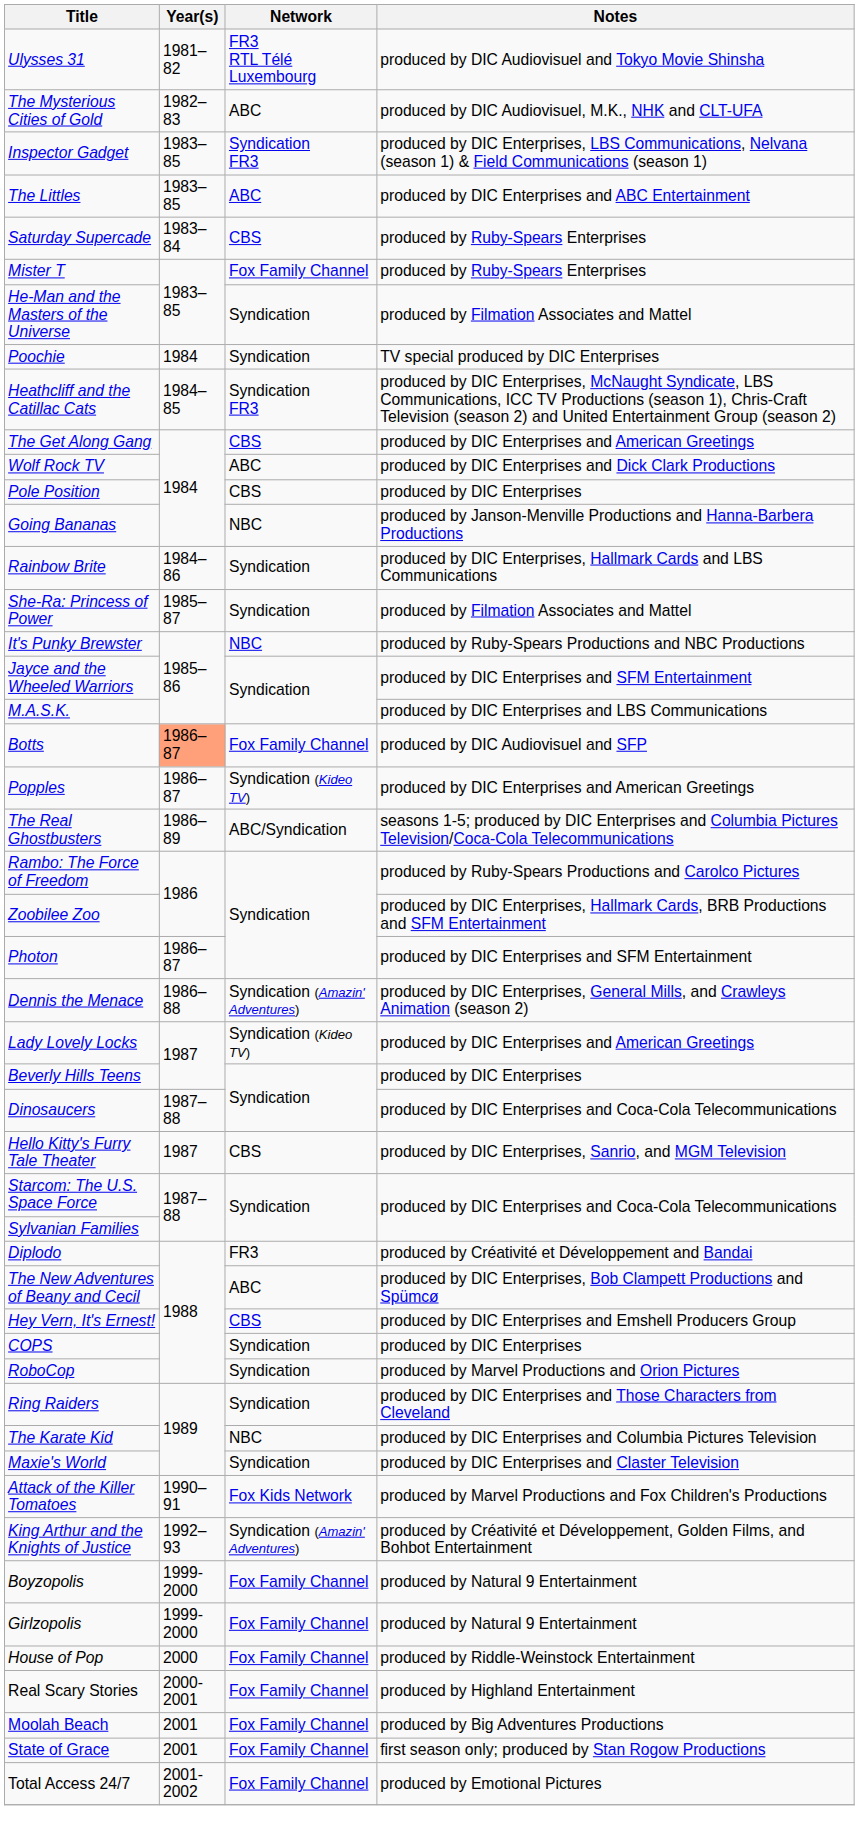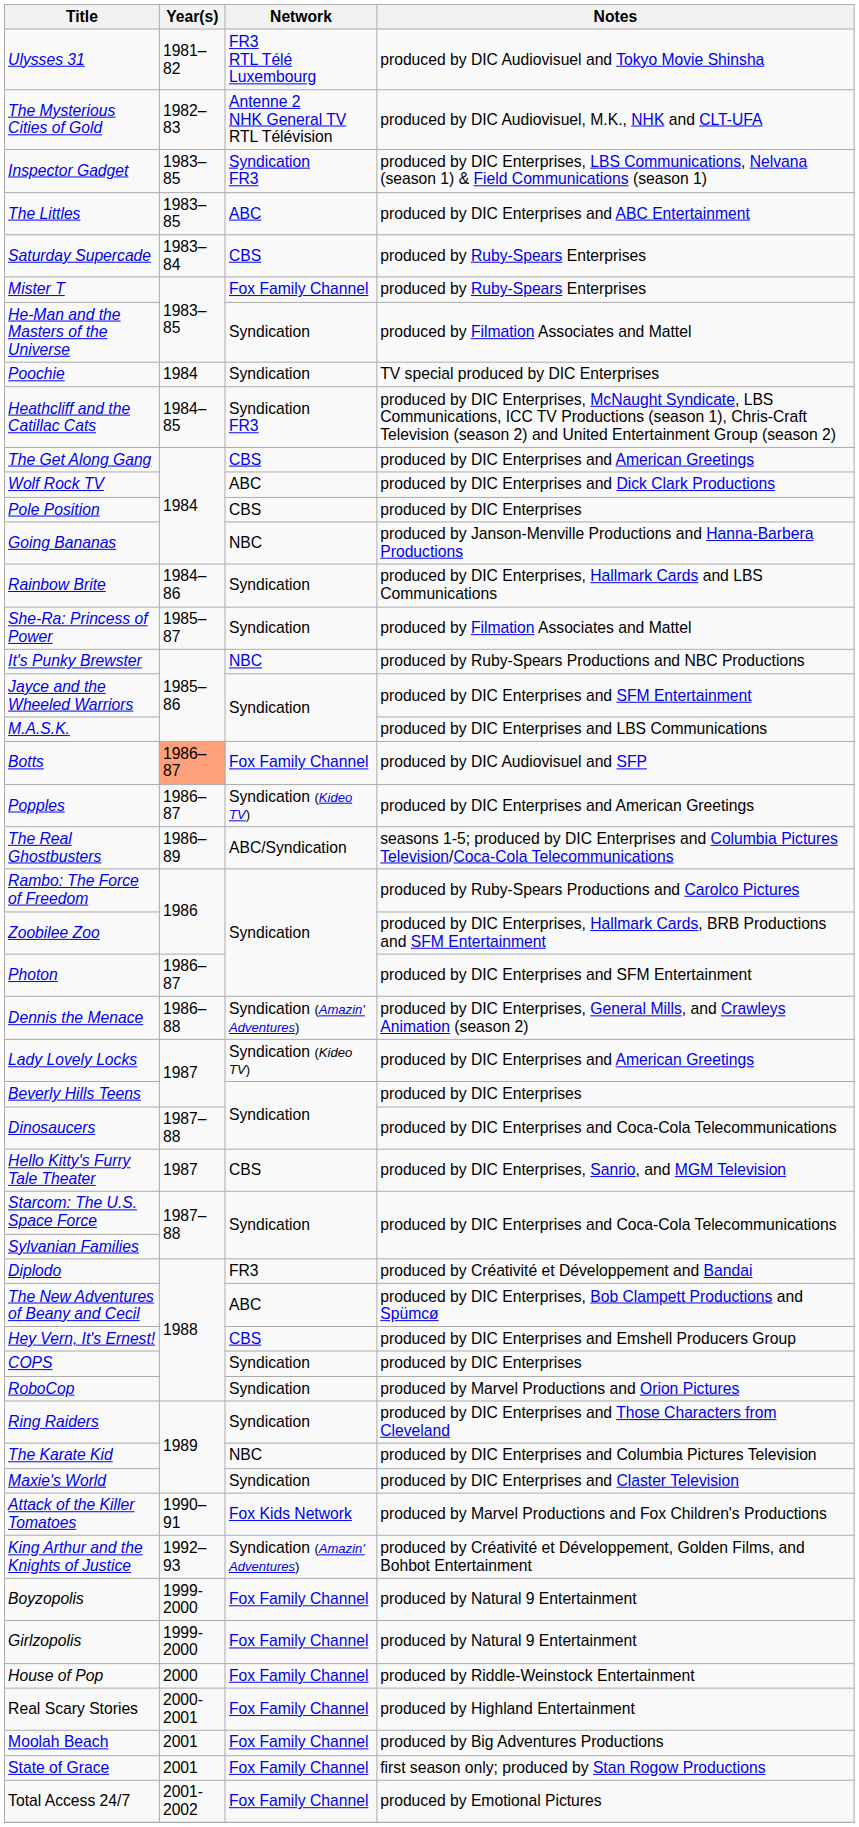(245, 110) ABC -> (288, 119) Antenne 2 NHK General TV RTL Télévision
